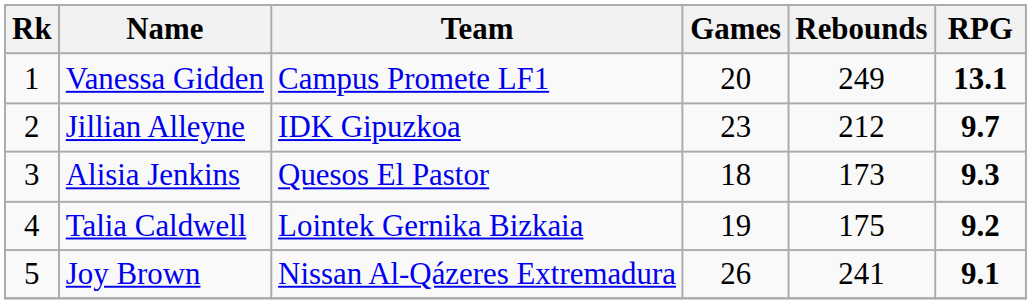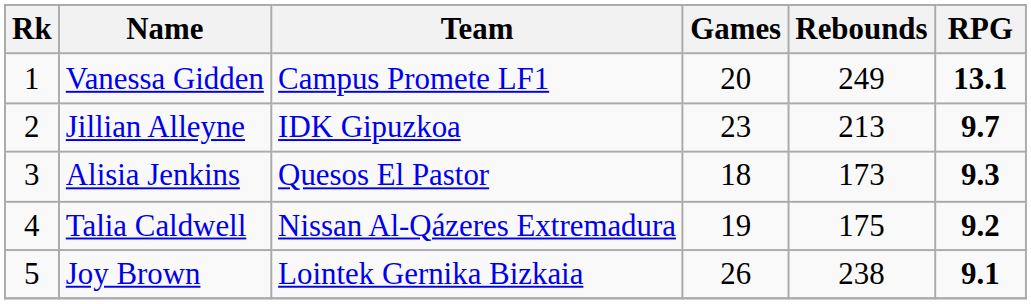(861, 126) 212 -> (861, 126) 213
(431, 224) Lointek Gernika Bizkaia -> (477, 224) Nissan Al-Qázeres Extremadura
(477, 273) Nissan Al-Qázeres Extremadura -> (431, 273) Lointek Gernika Bizkaia
(861, 273) 241 -> (861, 273) 238
